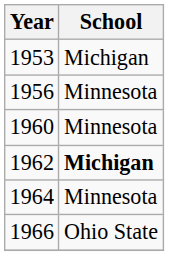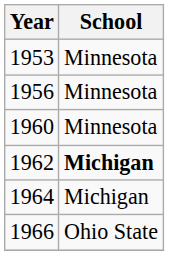(106, 57) Michigan -> (111, 57) Minnesota
(111, 197) Minnesota -> (106, 197) Michigan
